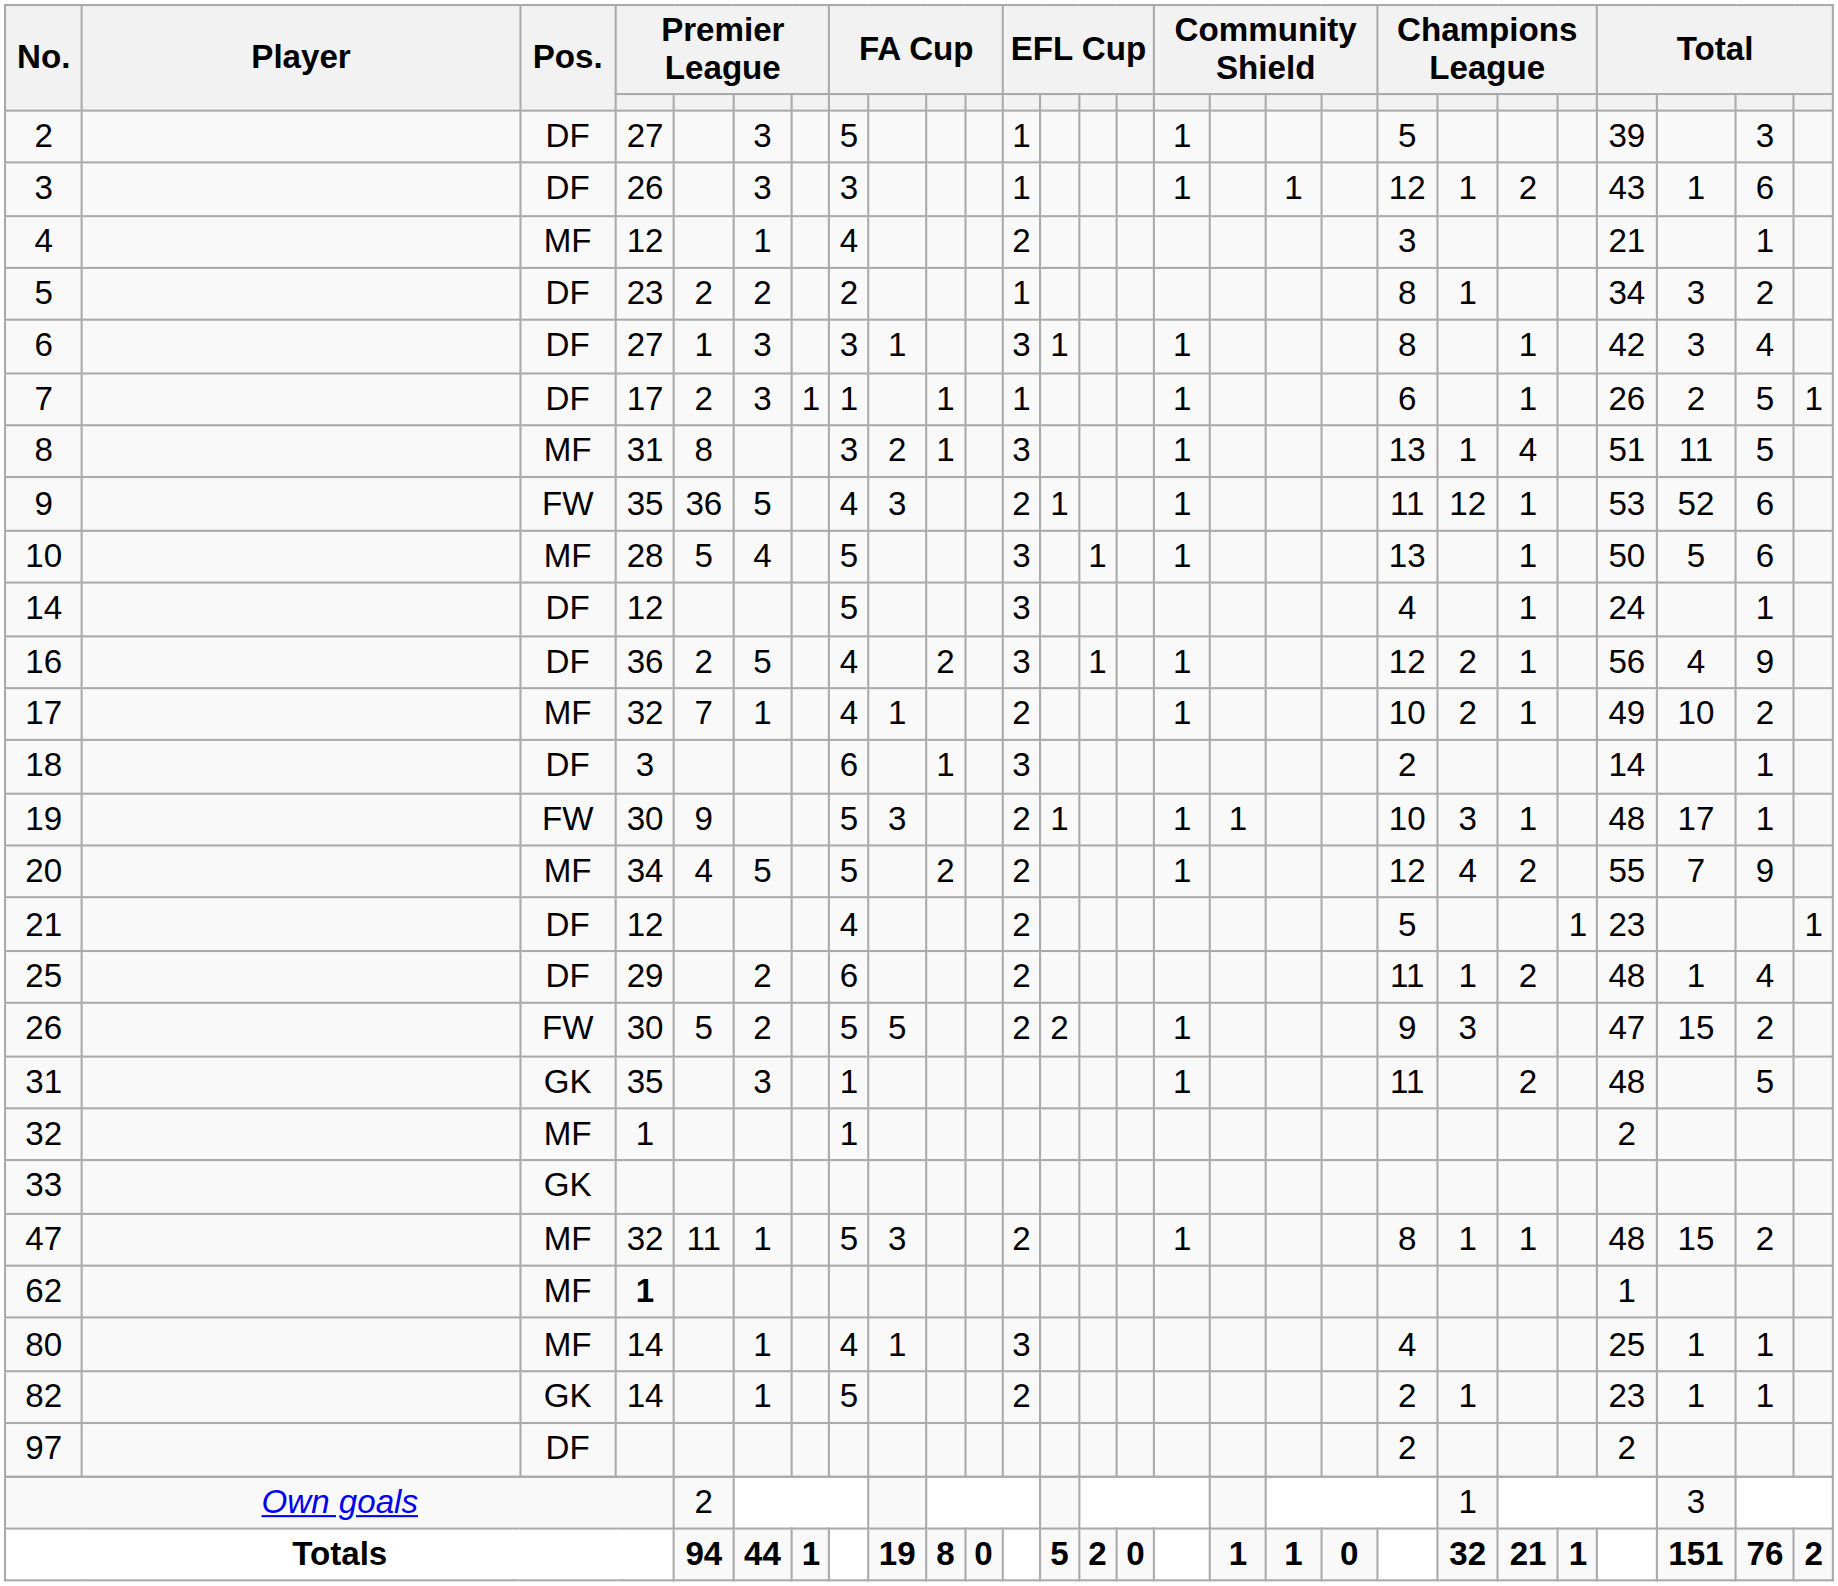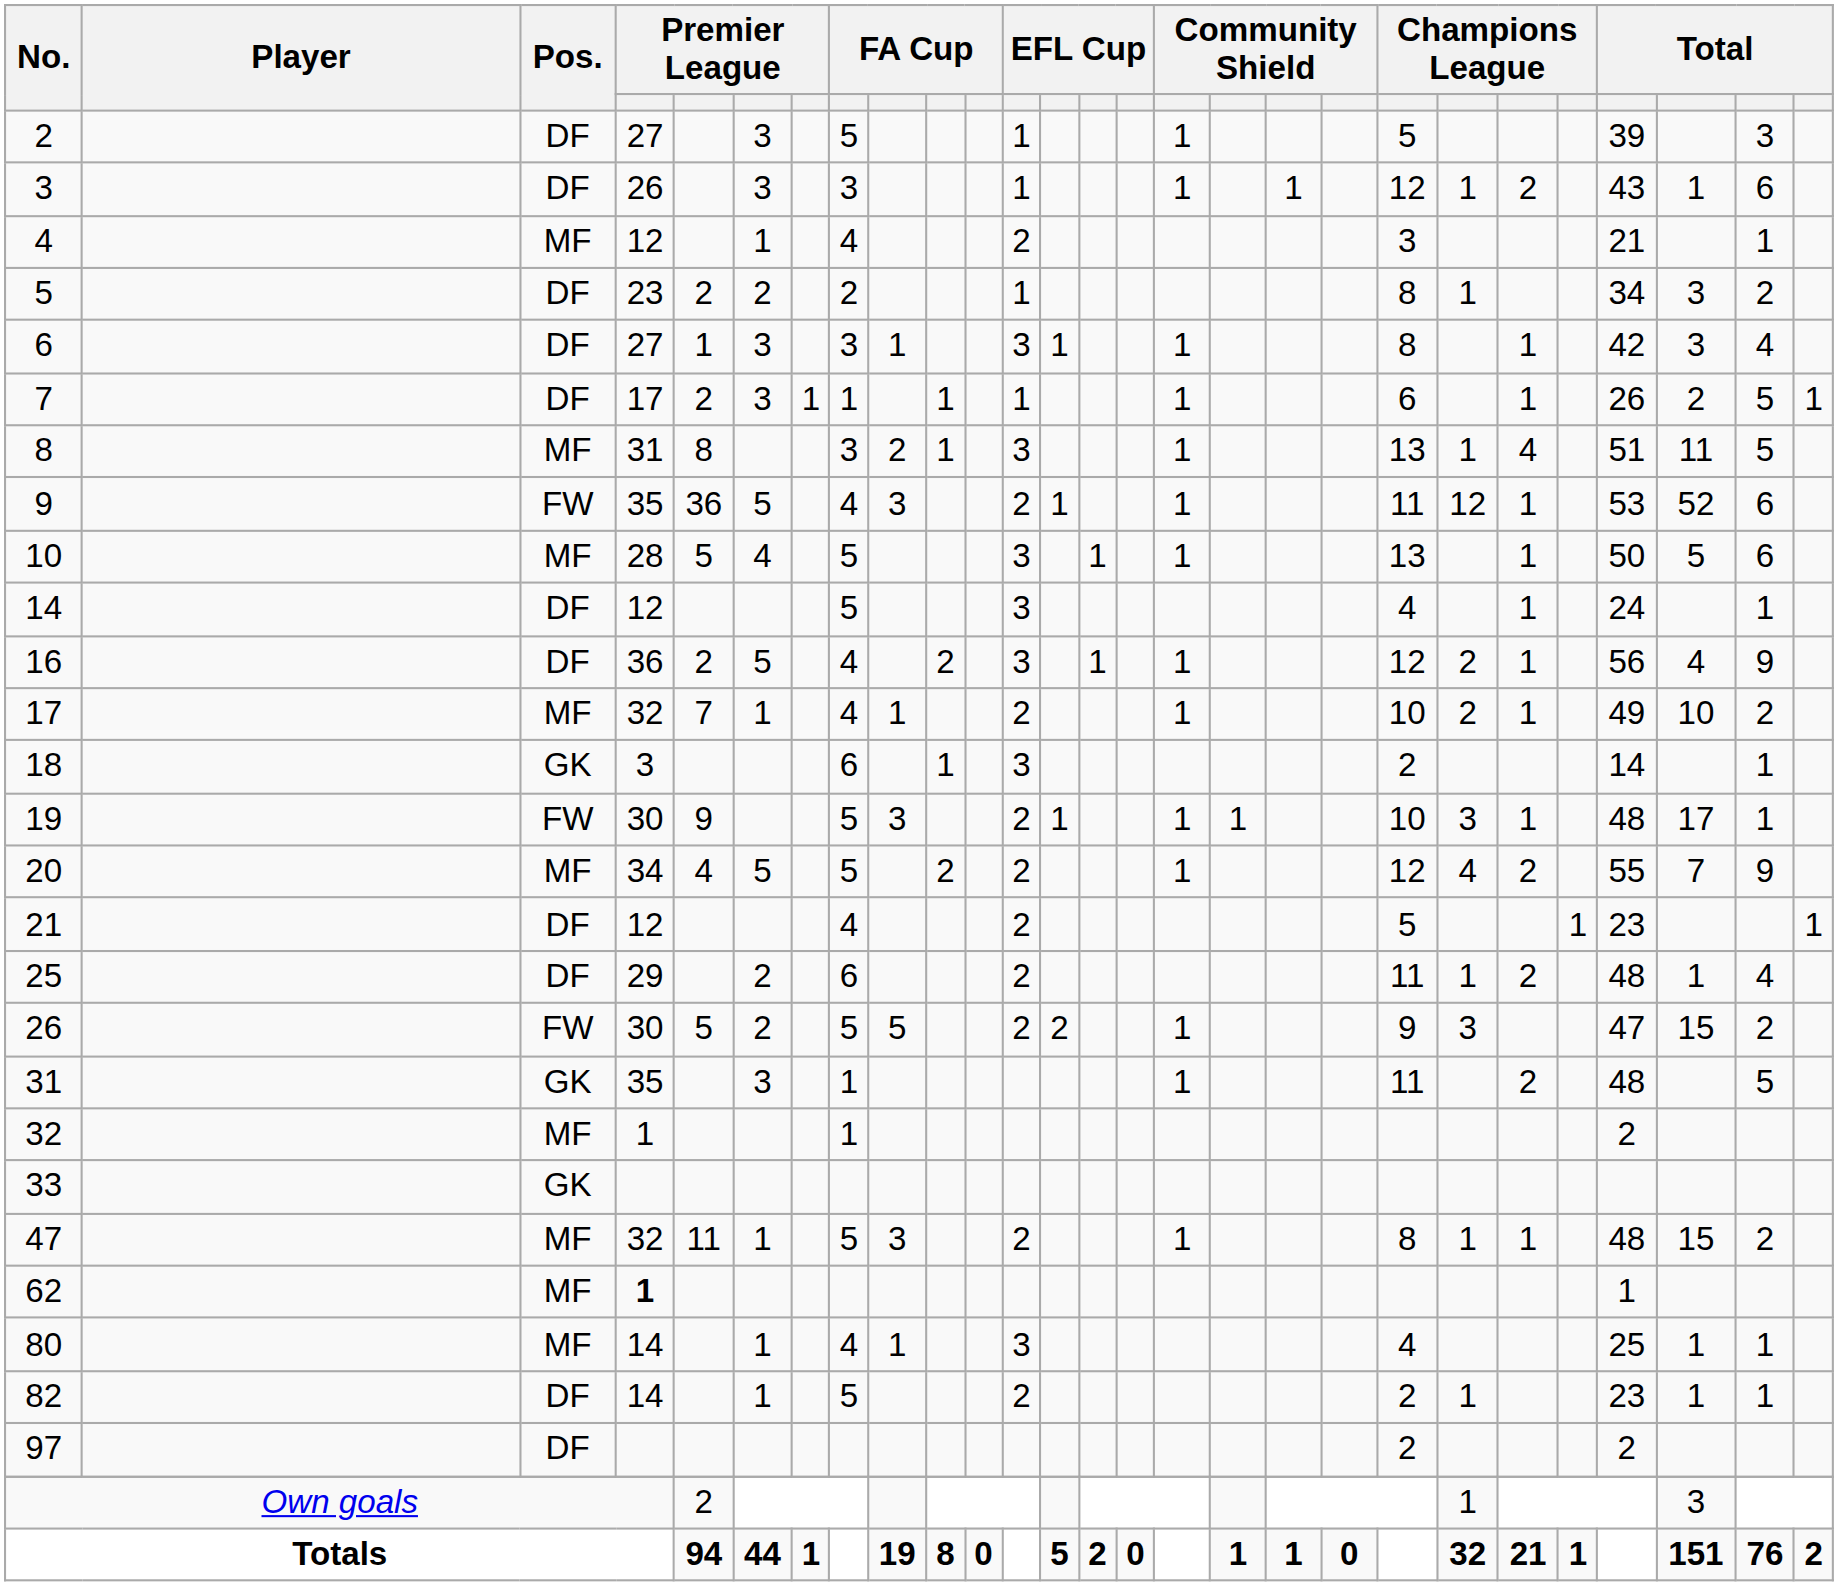(568, 766) DF -> (568, 766) GK
(568, 1396) GK -> (568, 1396) DF
